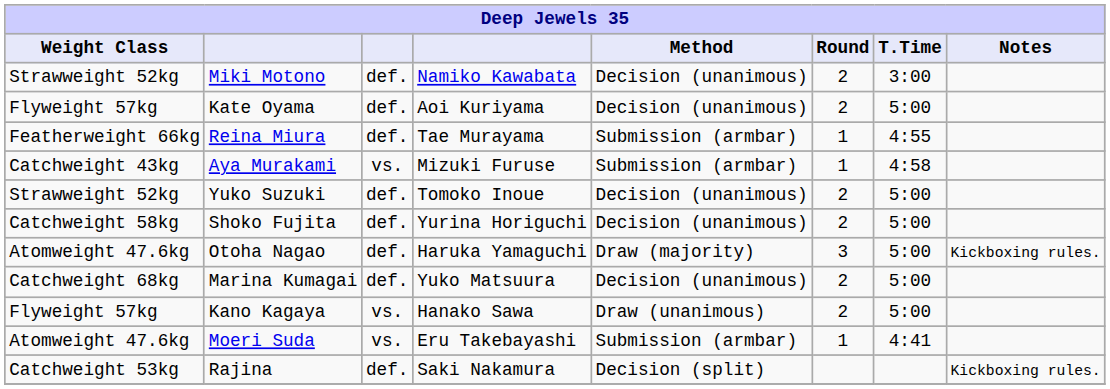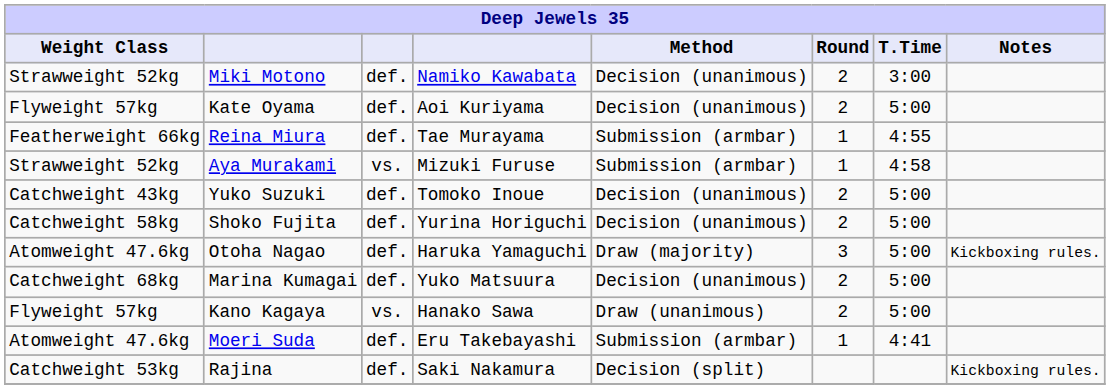(94, 166) Catchweight 43kg -> (94, 166) Strawweight 52kg
(94, 195) Strawweight 52kg -> (94, 195) Catchweight 43kg
(387, 341) vs. -> (387, 341) def.
